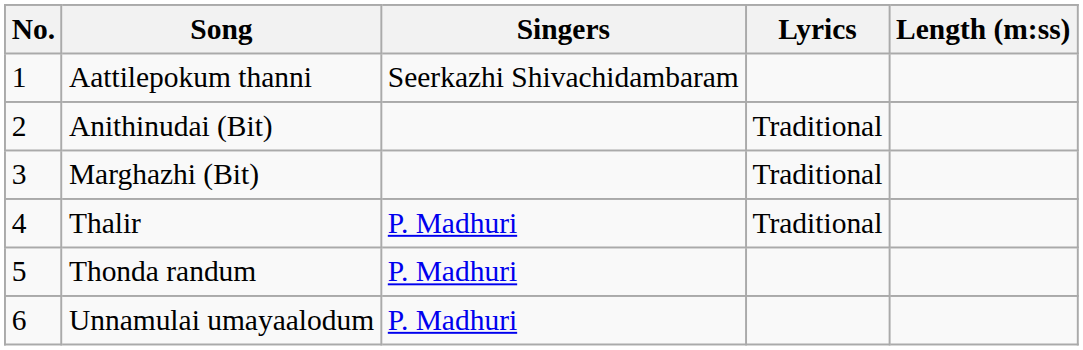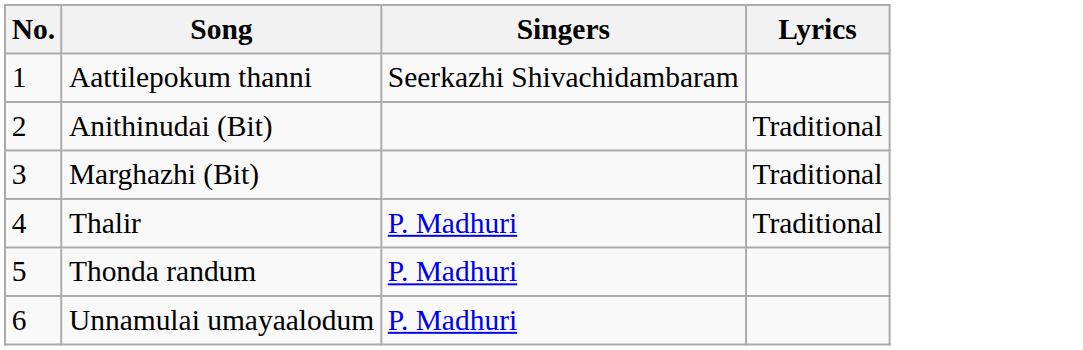- column: (983, 28)
